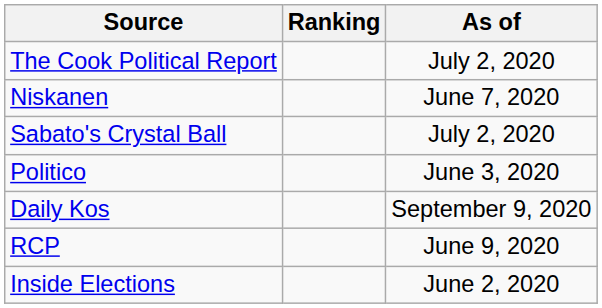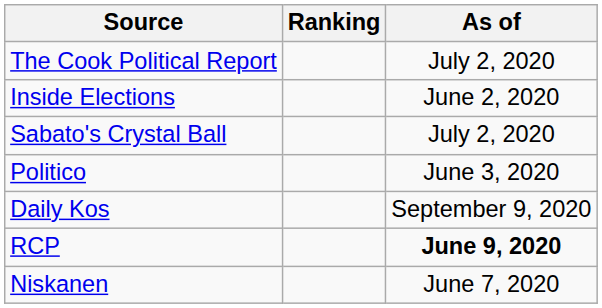rows swapped: (93, 284) <-> (59, 97)
(491, 246) normal -> (491, 246) bold
